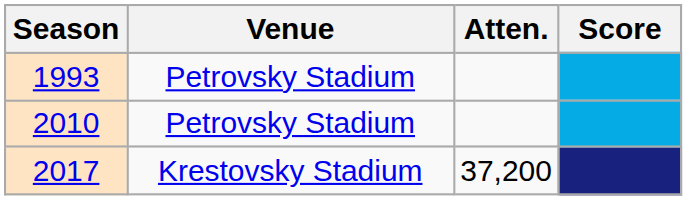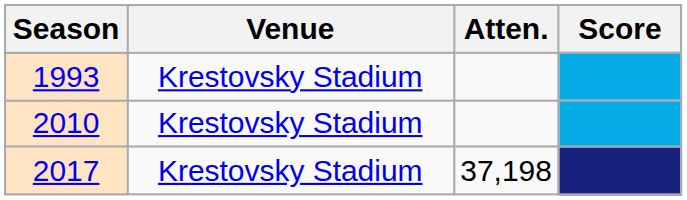(290, 76) Petrovsky Stadium -> (290, 76) Krestovsky Stadium
(290, 124) Petrovsky Stadium -> (290, 124) Krestovsky Stadium
(506, 171) 37,200 -> (506, 171) 37,198
